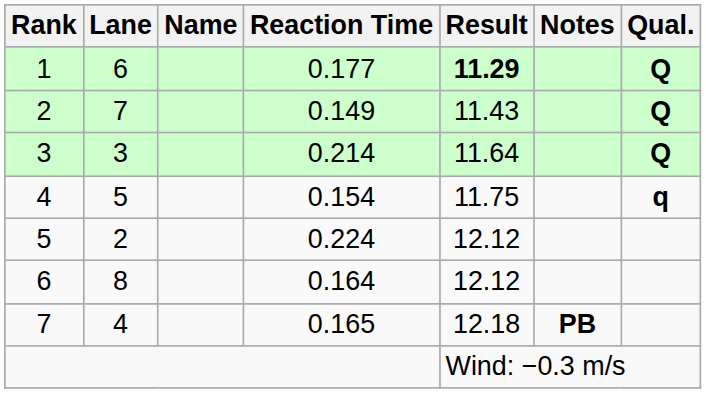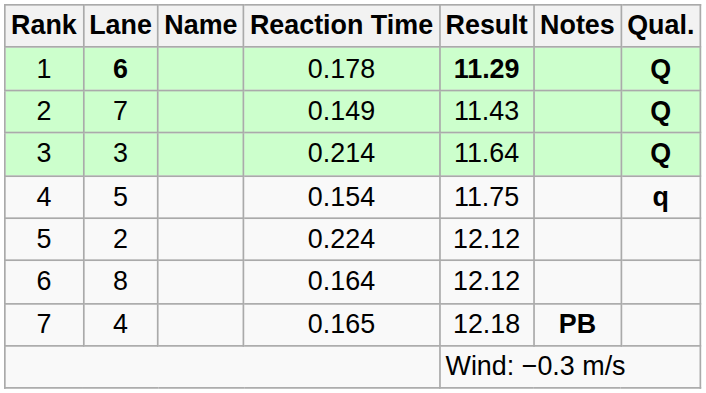(121, 68) normal -> (121, 68) bold
(342, 68) 0.177 -> (342, 68) 0.178
